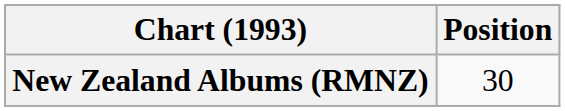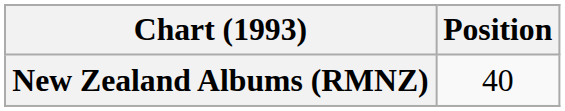(498, 79) 30 -> (498, 79) 40
